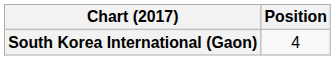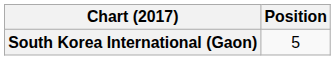(296, 42) 4 -> (296, 42) 5
